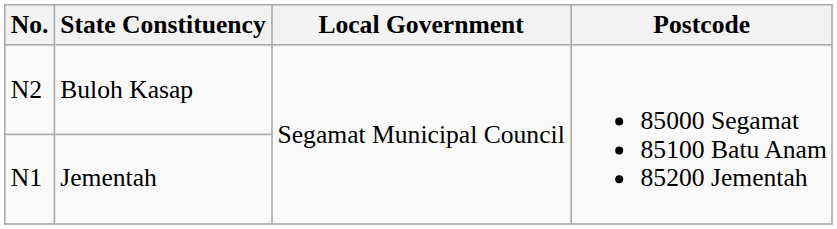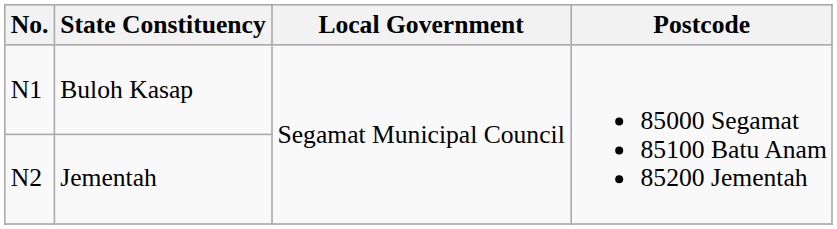(26, 89) N2 -> (26, 89) N1
(26, 178) N1 -> (26, 178) N2
